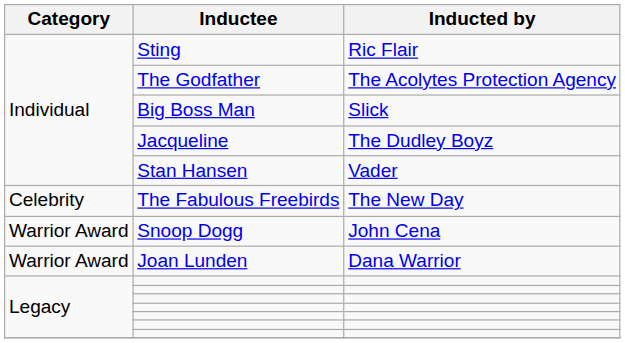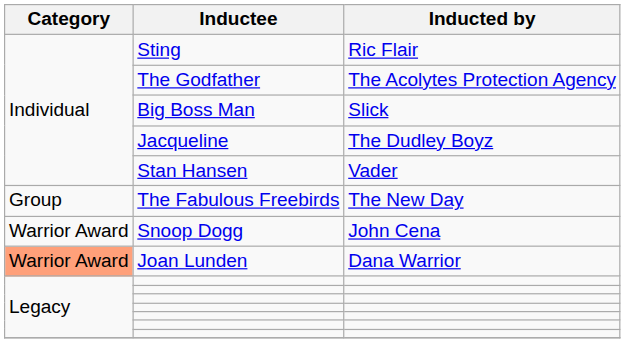(47, 200) Celebrity -> (35, 200) Group
(69, 261) no background -> (69, 261) lightsalmon background
